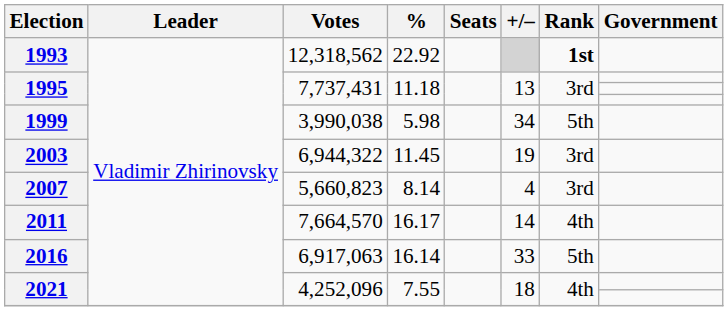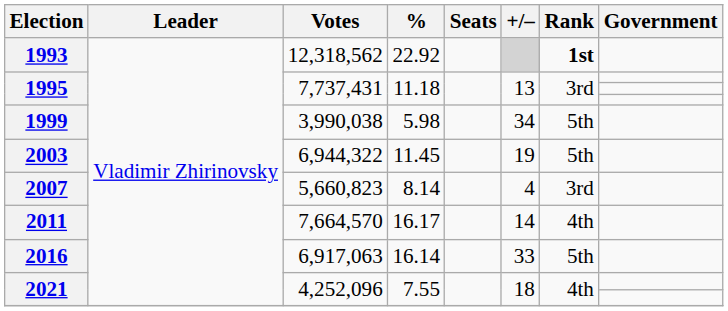(580, 155) 3rd -> (580, 155) 5th
